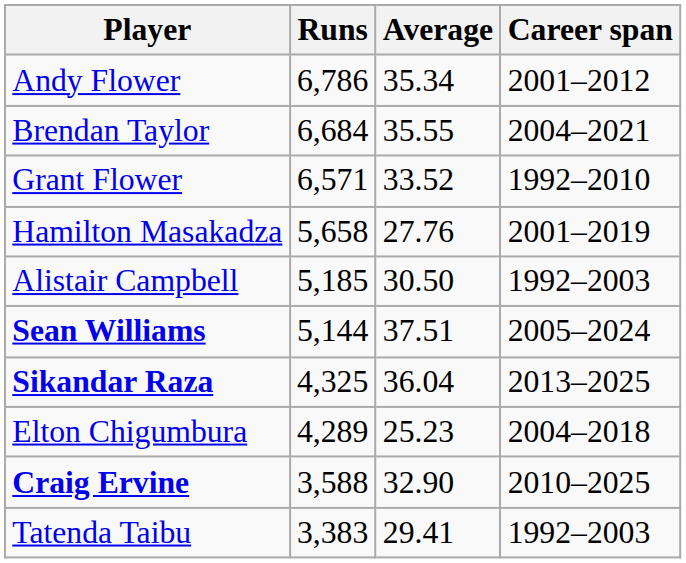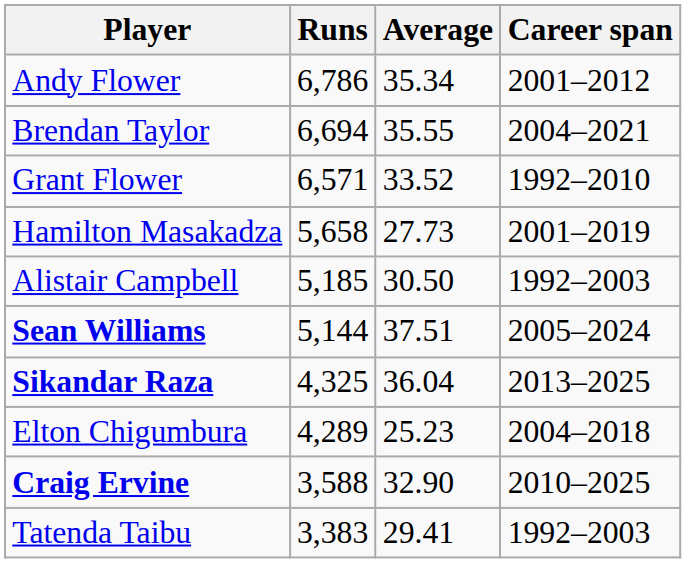(333, 130) 6,684 -> (333, 130) 6,694
(419, 230) 27.76 -> (419, 230) 27.73
